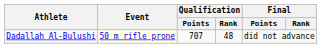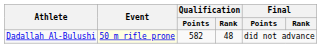(196, 36) 707 -> (196, 36) 582
